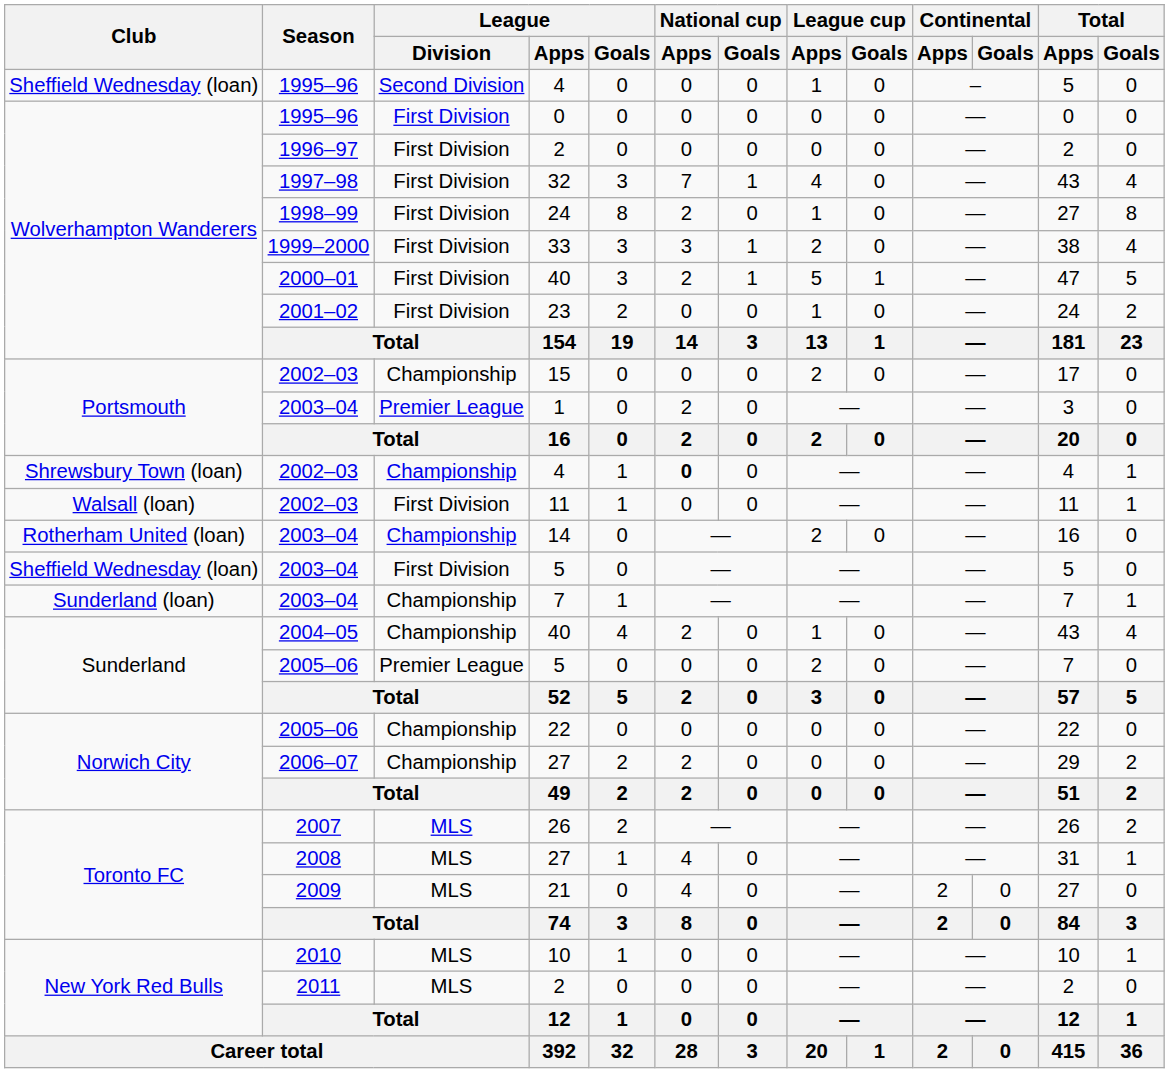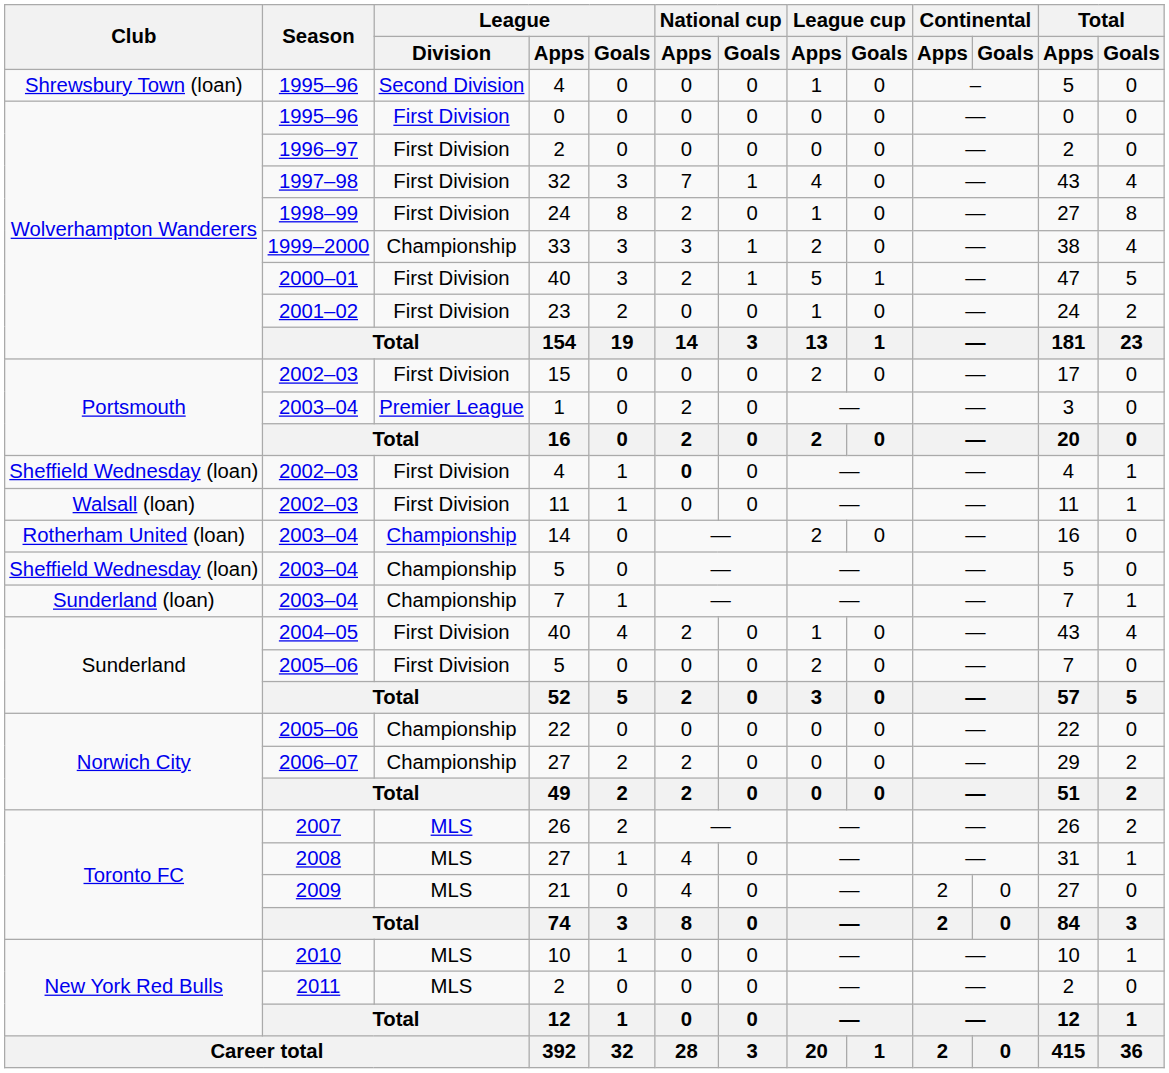(134, 85) Sheffield Wednesday (loan) -> (134, 85) Shrewsbury Town (loan)
(452, 246) First Division -> (452, 246) Championship
(452, 375) Championship -> (452, 375) First Division
(134, 471) Shrewsbury Town (loan) -> (134, 471) Sheffield Wednesday (loan)
(452, 471) Championship -> (452, 471) First Division
(452, 568) First Division -> (452, 568) Championship
(452, 632) Championship -> (452, 632) First Division
(452, 665) Premier League -> (452, 665) First Division
